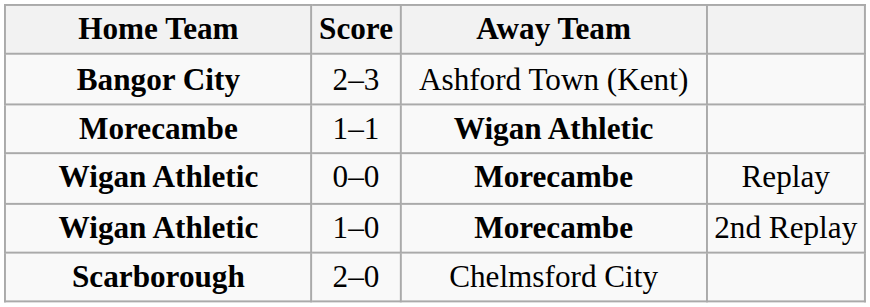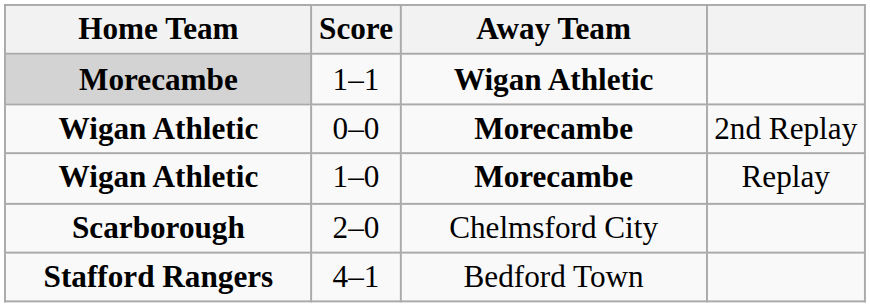- row: (356, 78)
(158, 128) no background -> (158, 78) lightgrey background
(786, 177) Replay -> (786, 128) 2nd Replay
(786, 227) 2nd Replay -> (786, 177) Replay
+ row: (356, 276)
